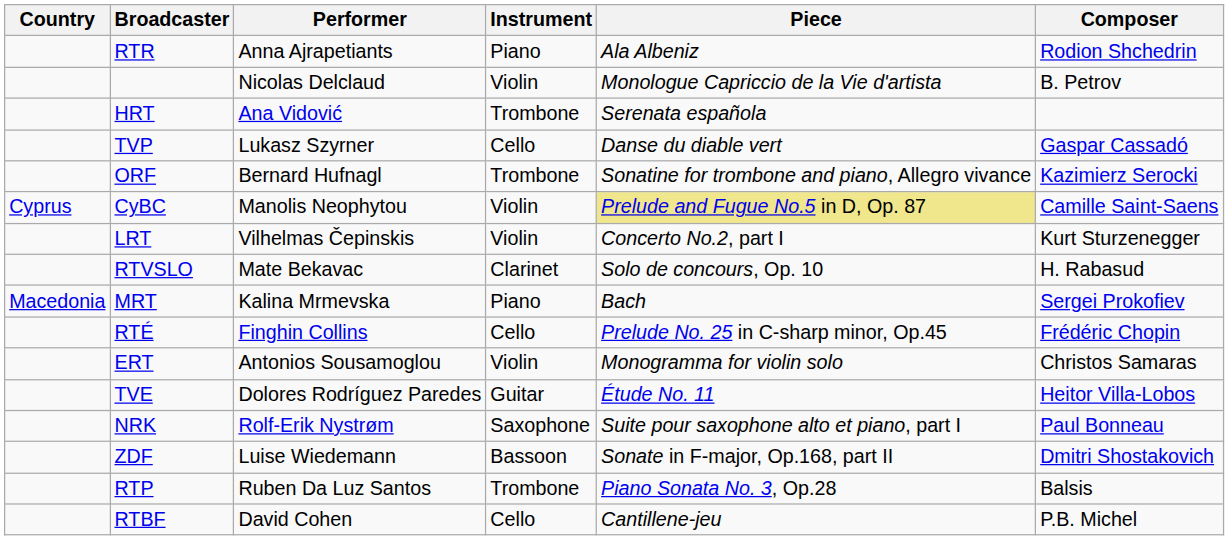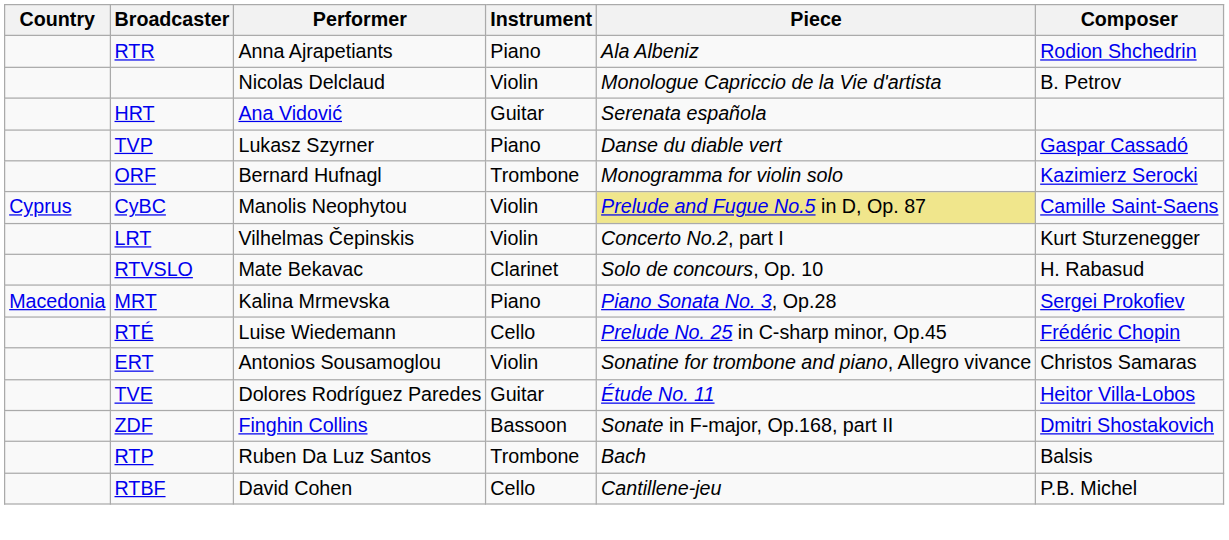(535, 113) Trombone -> (517, 113) Guitar
(513, 144) Cello -> (516, 144) Piano
(816, 176) Sonatine for trombone and piano, Allegro vivance -> (722, 176) Monogramma for violin solo
(624, 301) Bach -> (719, 301) Piano Sonata No. 3, Op.28
(303, 332) Finghin Collins -> (317, 332) Luise Wiedemann
(722, 363) Monogramma for violin solo -> (816, 363) Sonatine for trombone and piano, Allegro vivance
- row: (135, 425)
(317, 457) Luise Wiedemann -> (303, 425) Finghin Collins
(719, 488) Piano Sonata No. 3, Op.28 -> (624, 457) Bach
